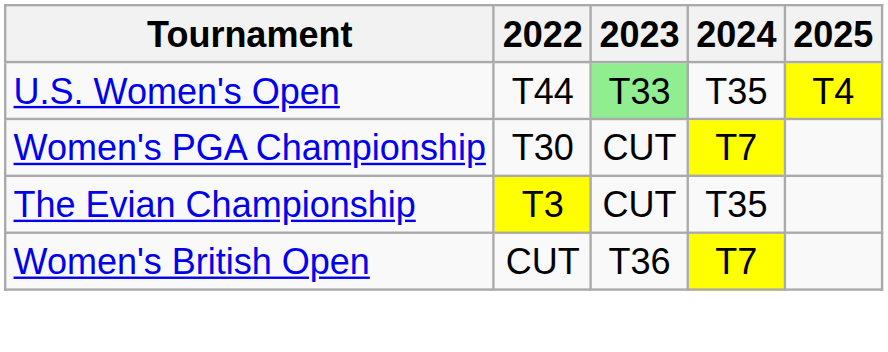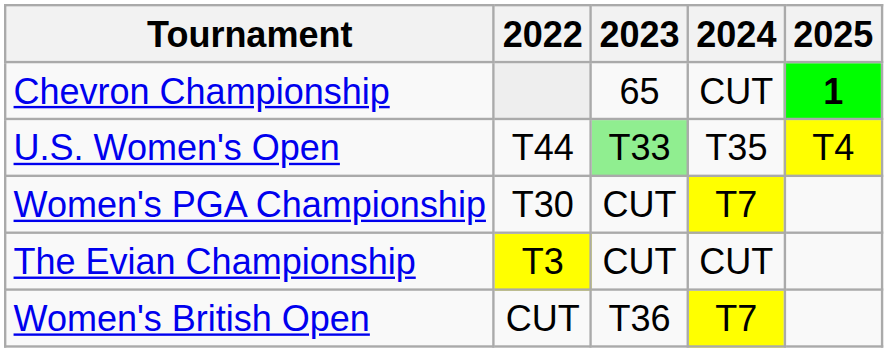+ row: (202, 91)
(736, 205) T35 -> (736, 262) CUT
